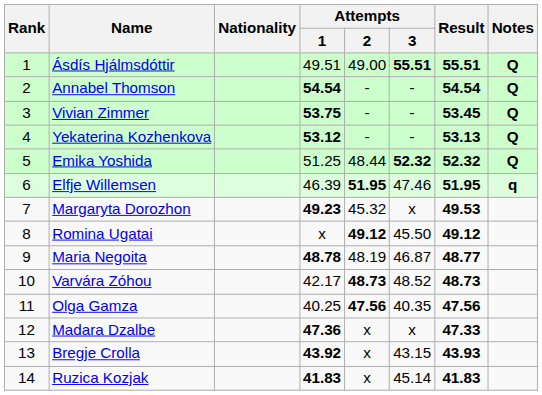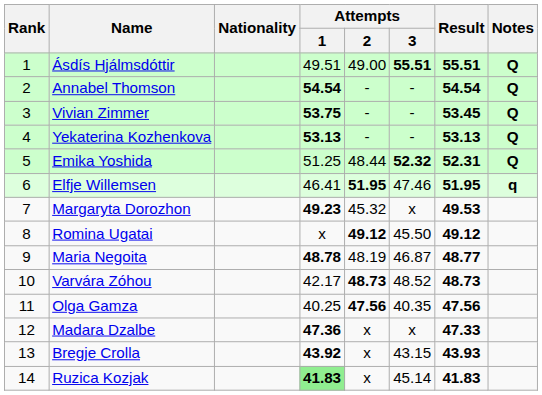(322, 137) 53.12 -> (322, 137) 53.13
(461, 161) 52.32 -> (461, 161) 52.31
(322, 185) 46.39 -> (322, 185) 46.41
(322, 378) no background -> (322, 378) lightgreen background
